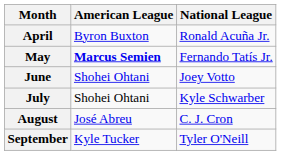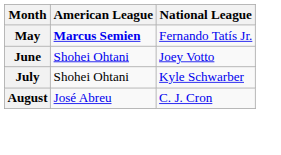- row: (38, 35)
- row: (38, 139)
